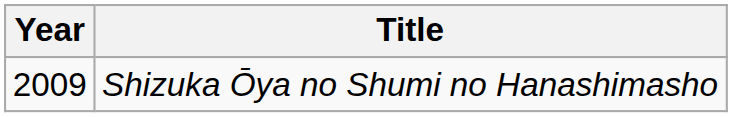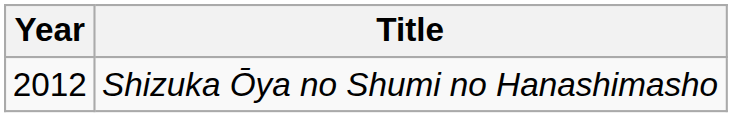(50, 83) 2009 -> (50, 83) 2012
